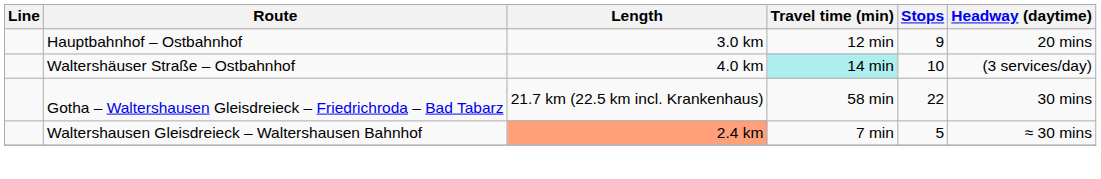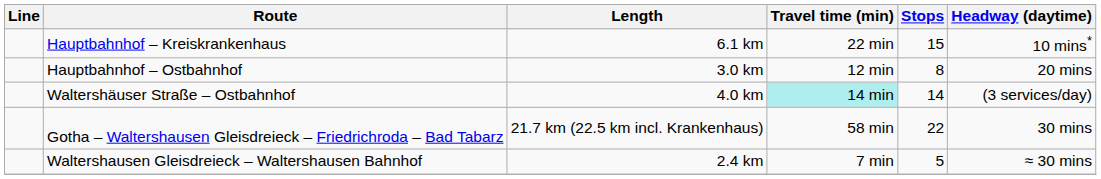+ row: (167, 43)
(940, 41) 9 -> (940, 70) 8
(936, 66) 10 -> (936, 94) 14
(740, 132) lightsalmon background -> (740, 161) no background
